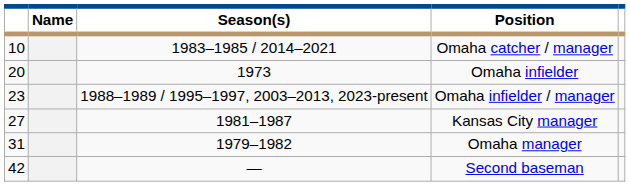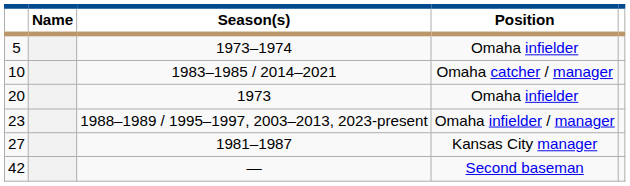+ row: (16, 48)
- row: (16, 144)
